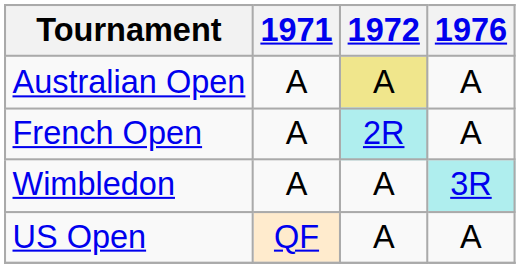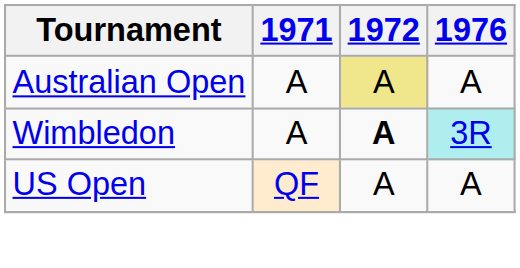- row: (107, 133)
(384, 184) normal -> (384, 133) bold
